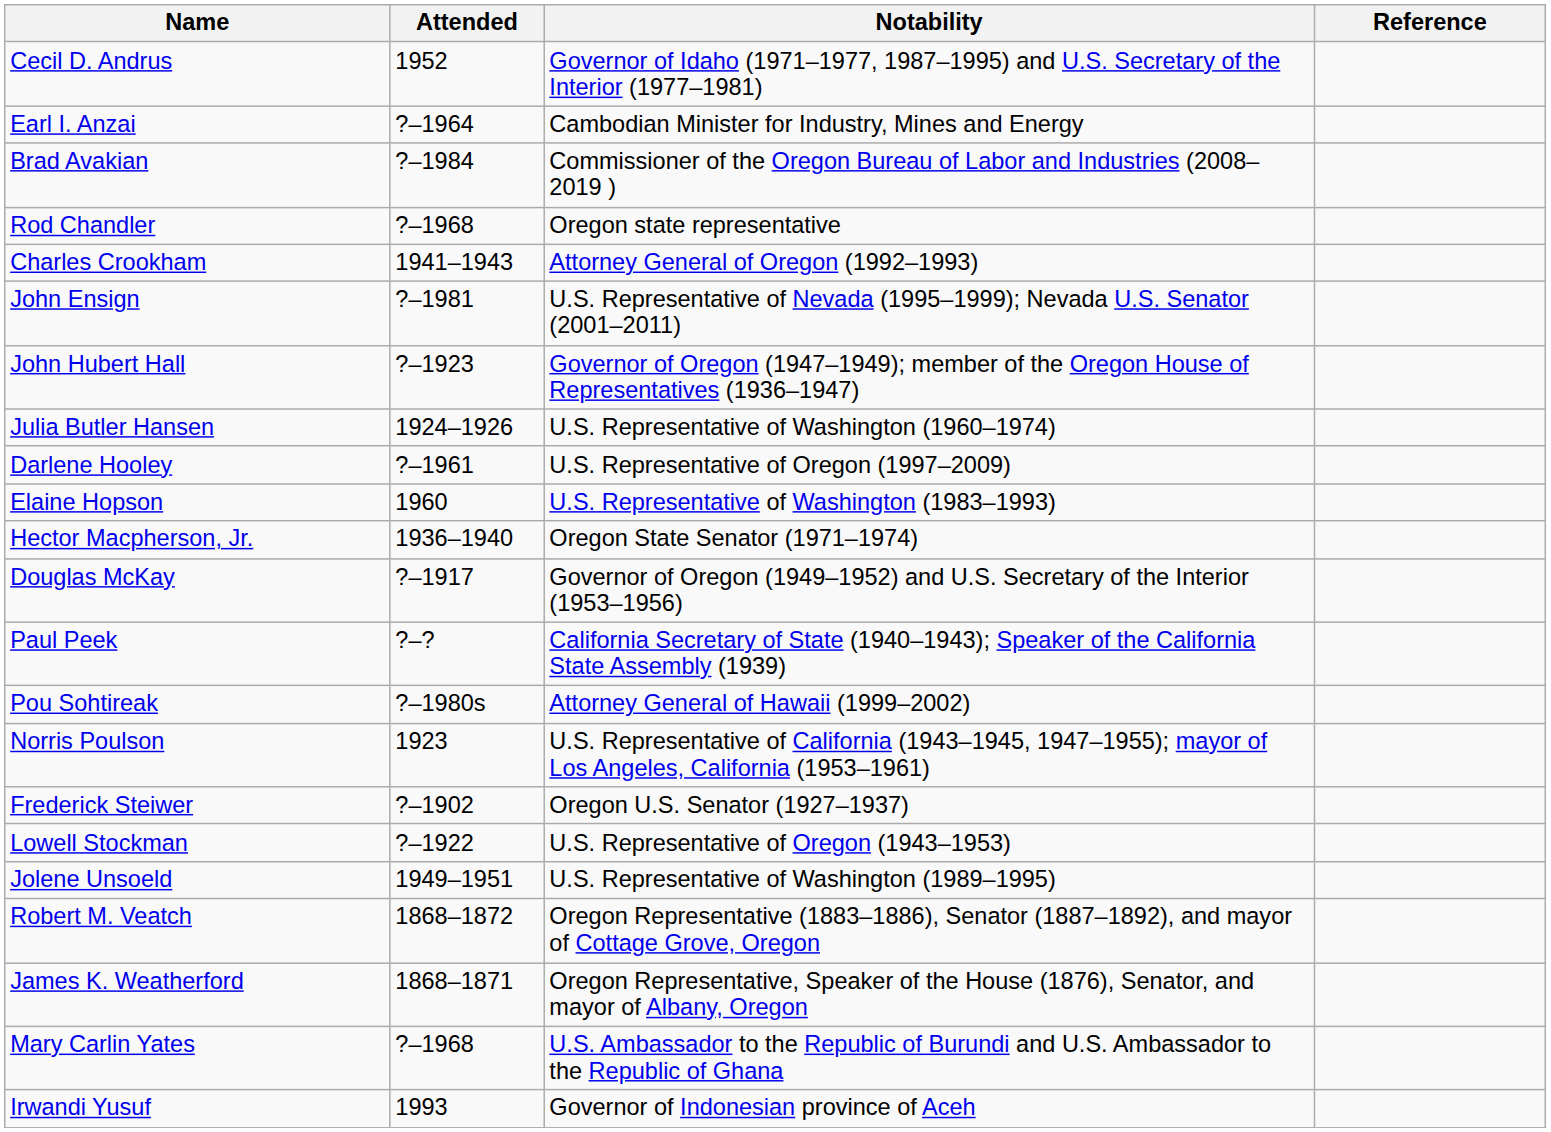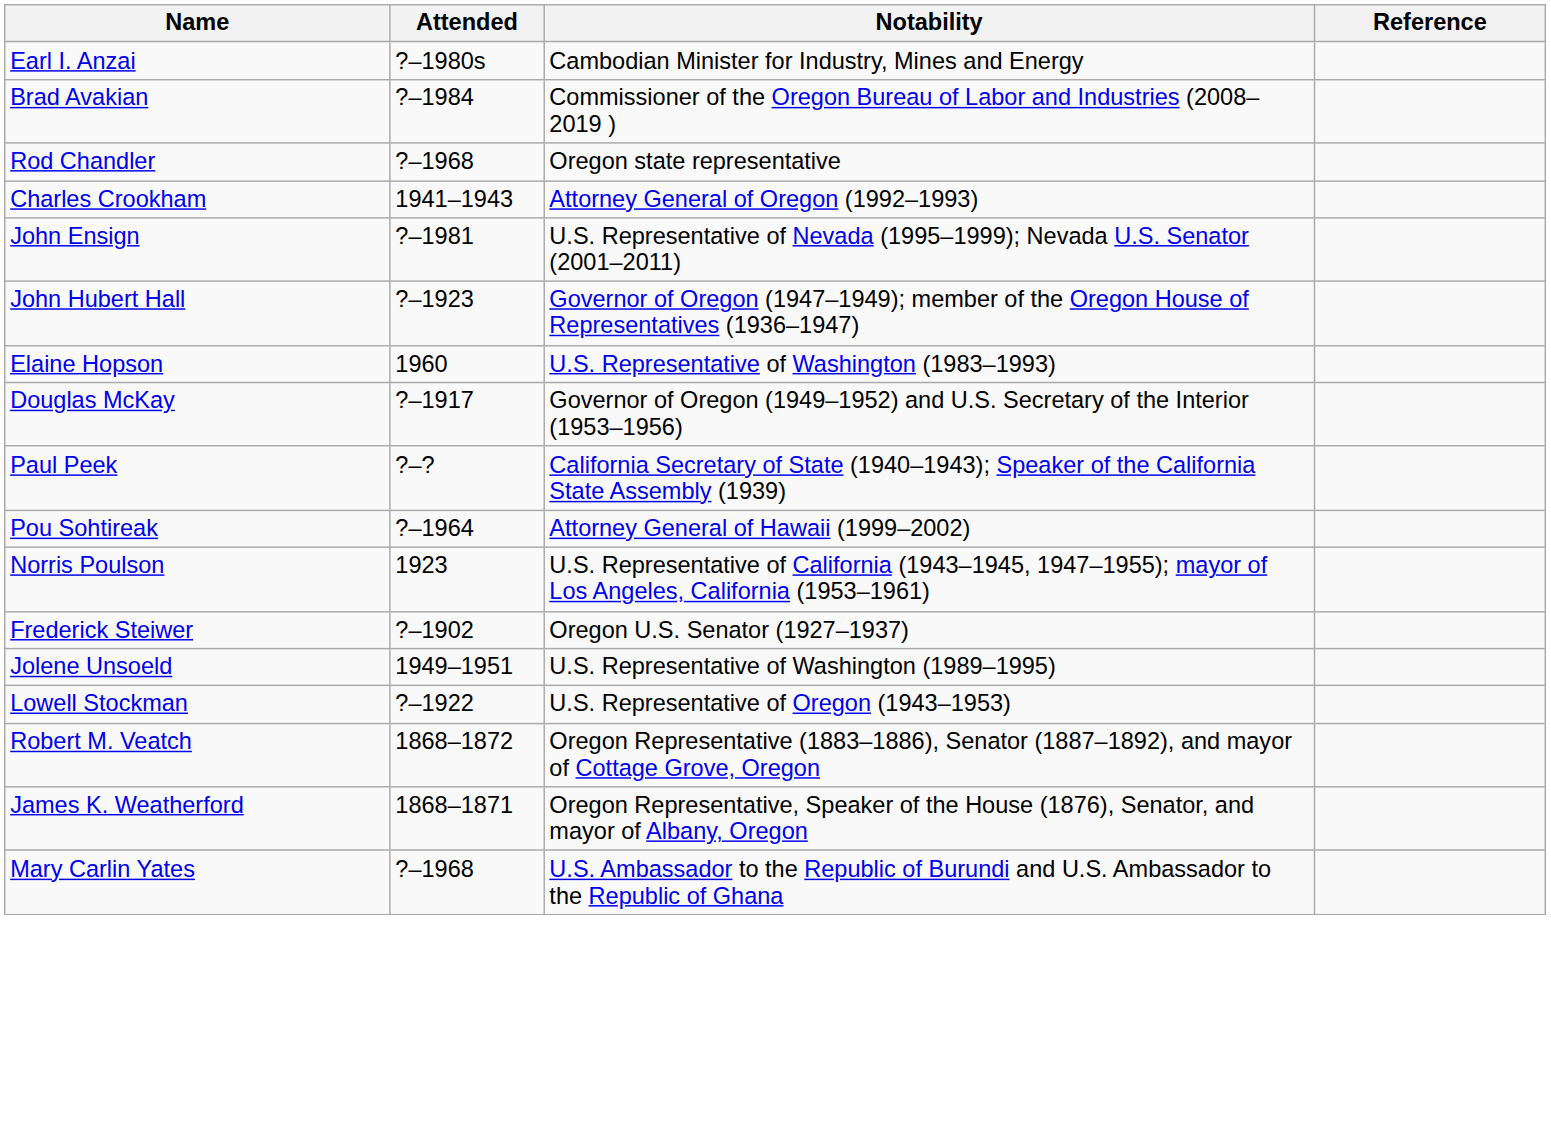- row: (91, 60)
(435, 124) ?–1964 -> (440, 60) ?–1980s
- row: (112, 427)
- row: (91, 464)
- row: (132, 539)
(440, 704) ?–1980s -> (435, 528) ?–1964
rows swapped: (99, 842) <-> (91, 879)
- row: (81, 1108)
